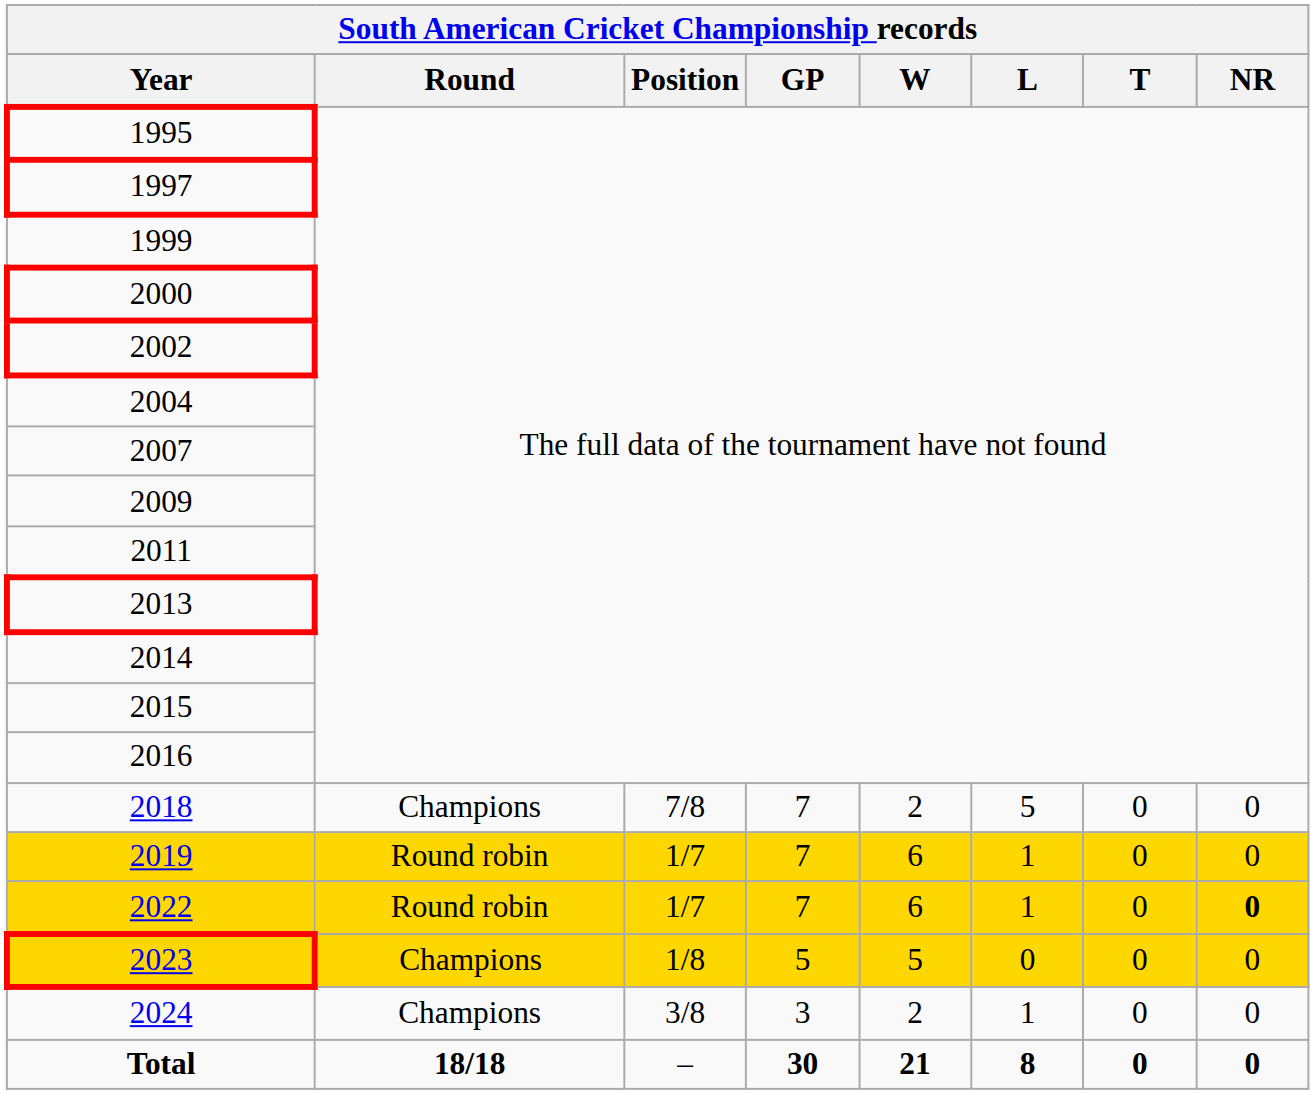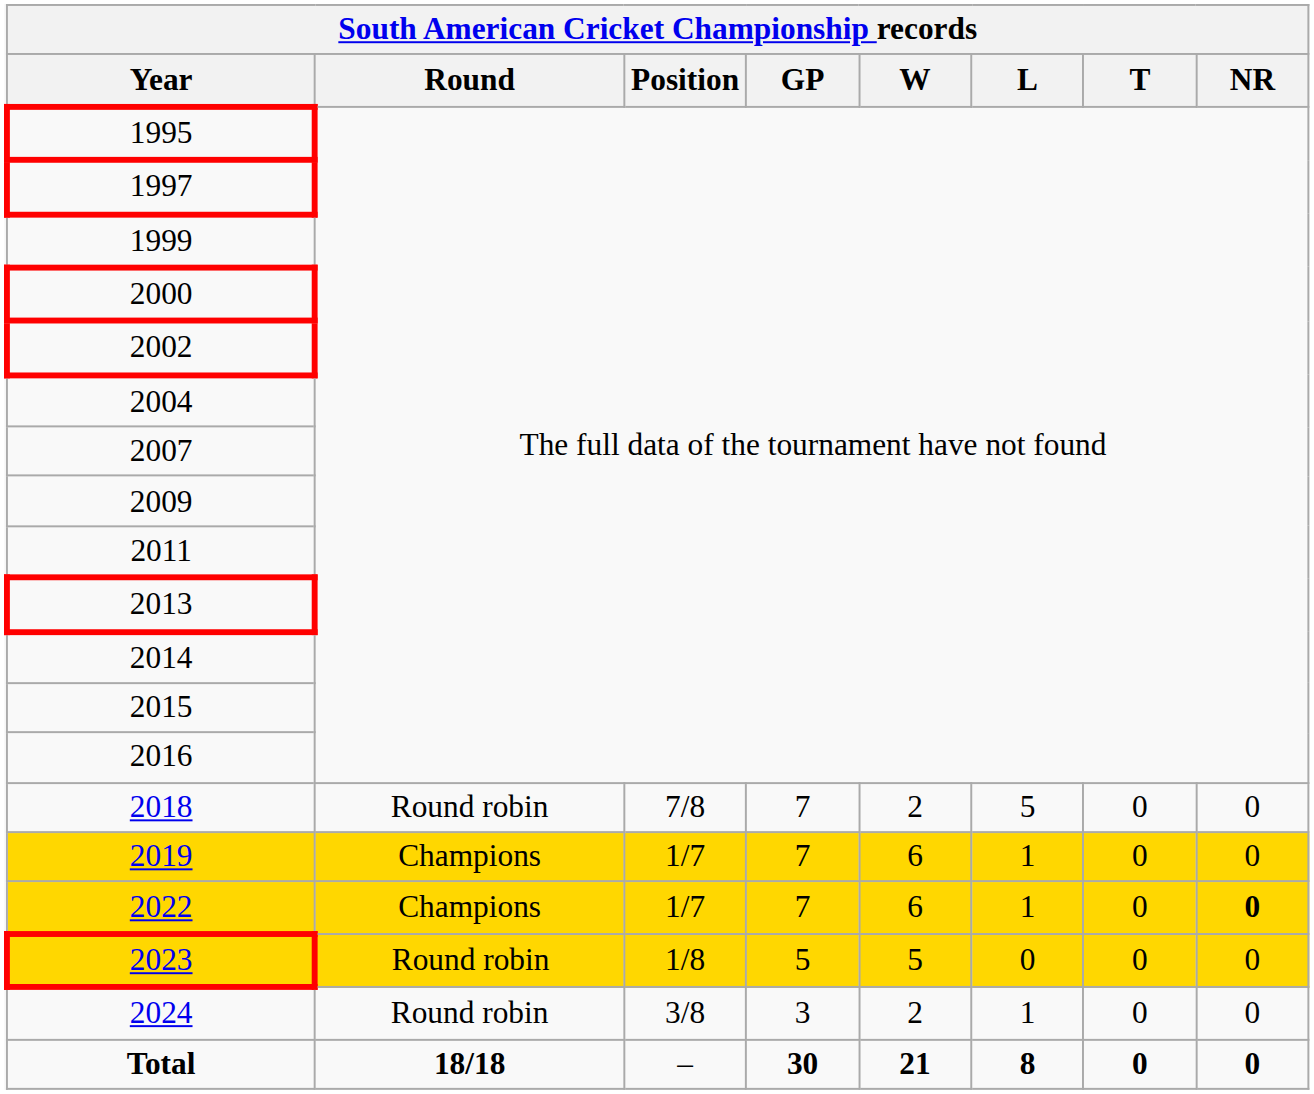(470, 806) Champions -> (470, 806) Round robin
(470, 856) Round robin -> (470, 856) Champions
(470, 907) Round robin -> (470, 907) Champions
(471, 959) Champions -> (471, 959) Round robin
(470, 1012) Champions -> (470, 1012) Round robin
